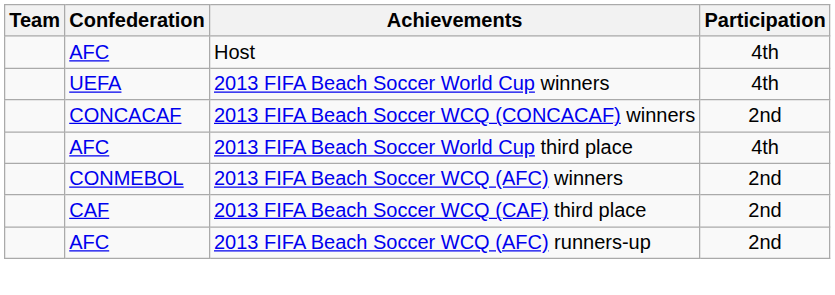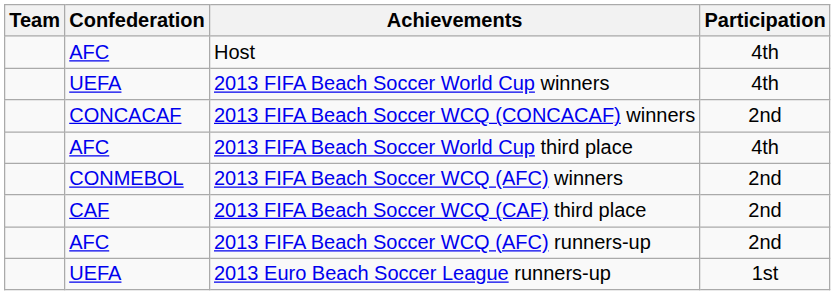+ row: (412, 274)
